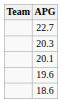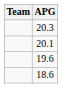- row: (45, 28)
